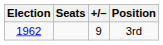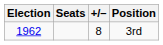(99, 31) 9 -> (99, 31) 8
